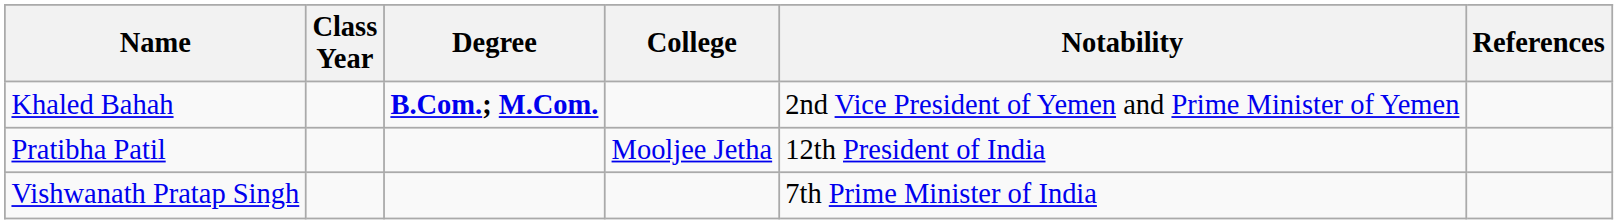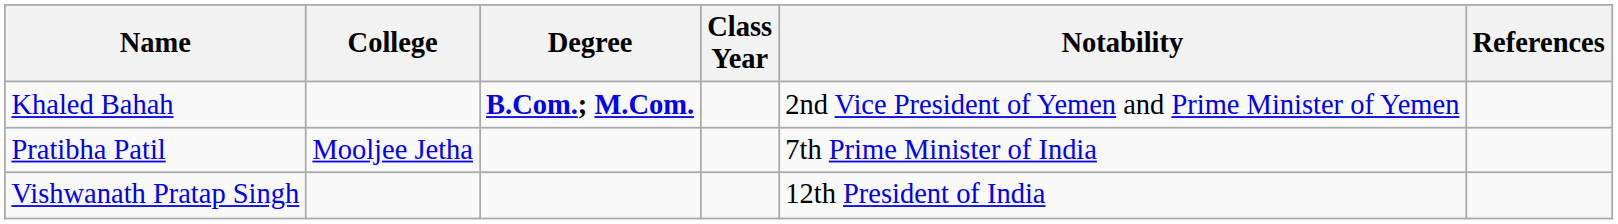columns swapped: (345, 43) <-> (692, 43)
(915, 149) 12th President of India -> (941, 149) 7th Prime Minister of India
(941, 194) 7th Prime Minister of India -> (915, 194) 12th President of India
